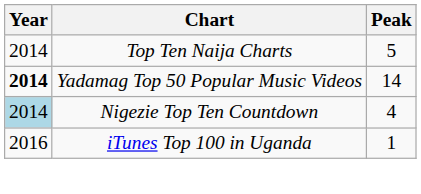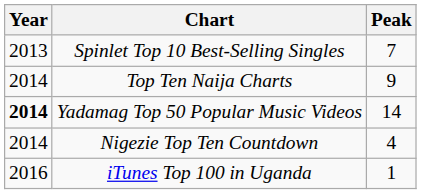+ row: (209, 50)
(391, 50) 5 -> (391, 81) 9
(28, 111) lightblue background -> (28, 142) no background
